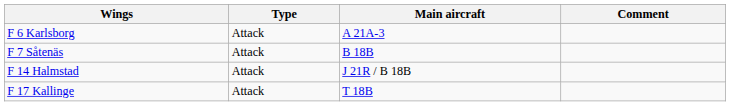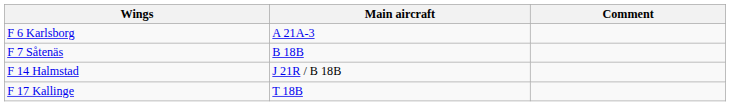- column: (284, 14)
